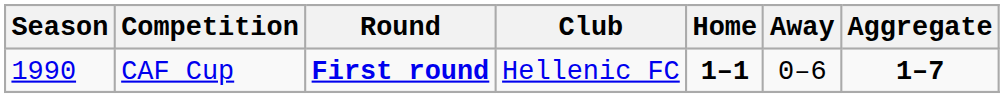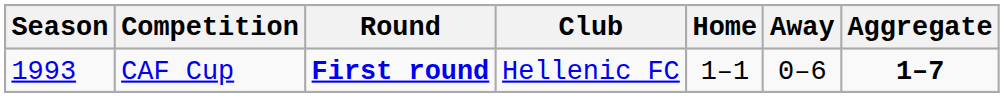(44, 71) 1990 -> (44, 71) 1993
(725, 71) bold -> (725, 71) normal
